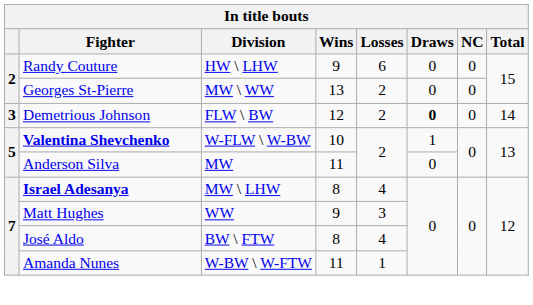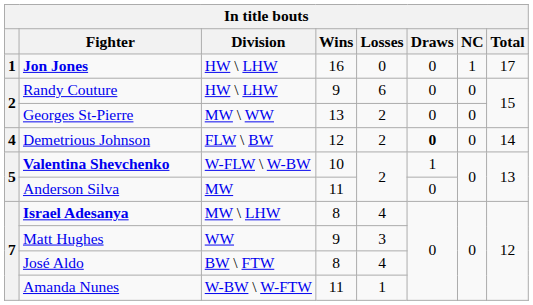+ row: (56, 66)
(12, 115) 3 -> (12, 139) 4
